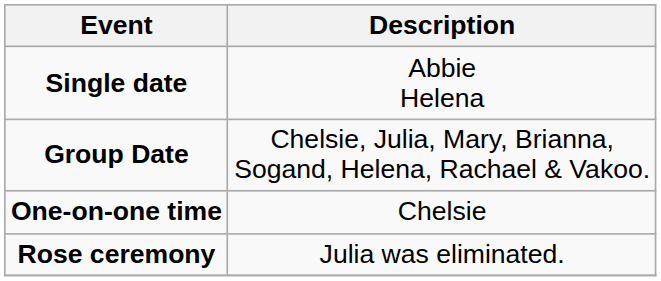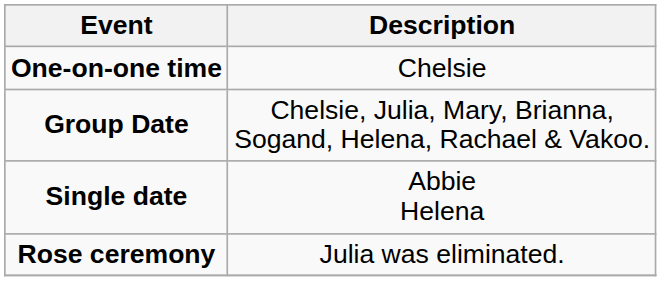rows swapped: (116, 82) <-> (116, 211)
